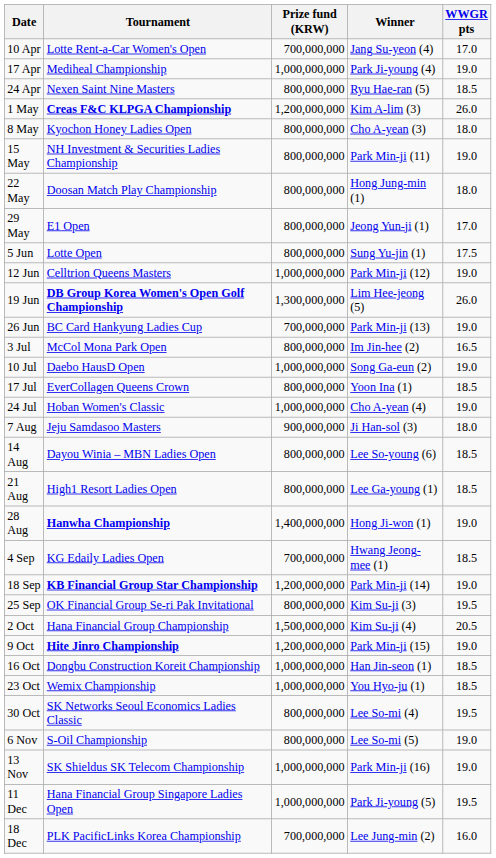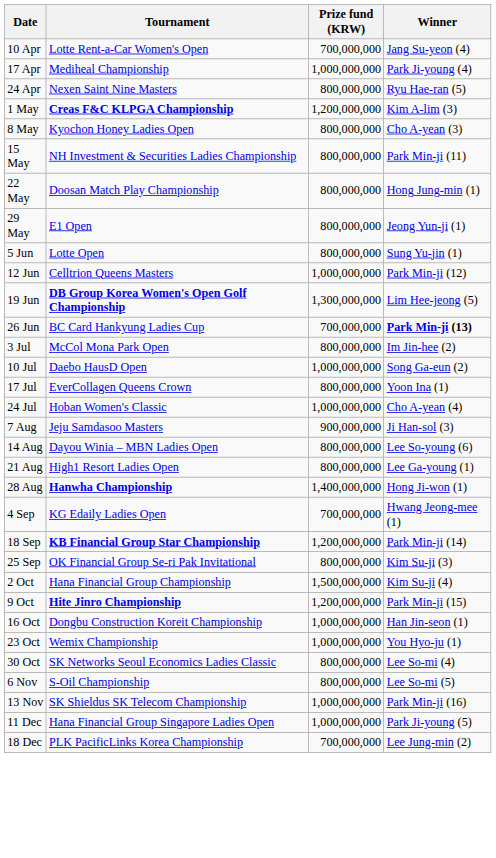- column: (467, 21)
(390, 327) normal -> (429, 327) bold
